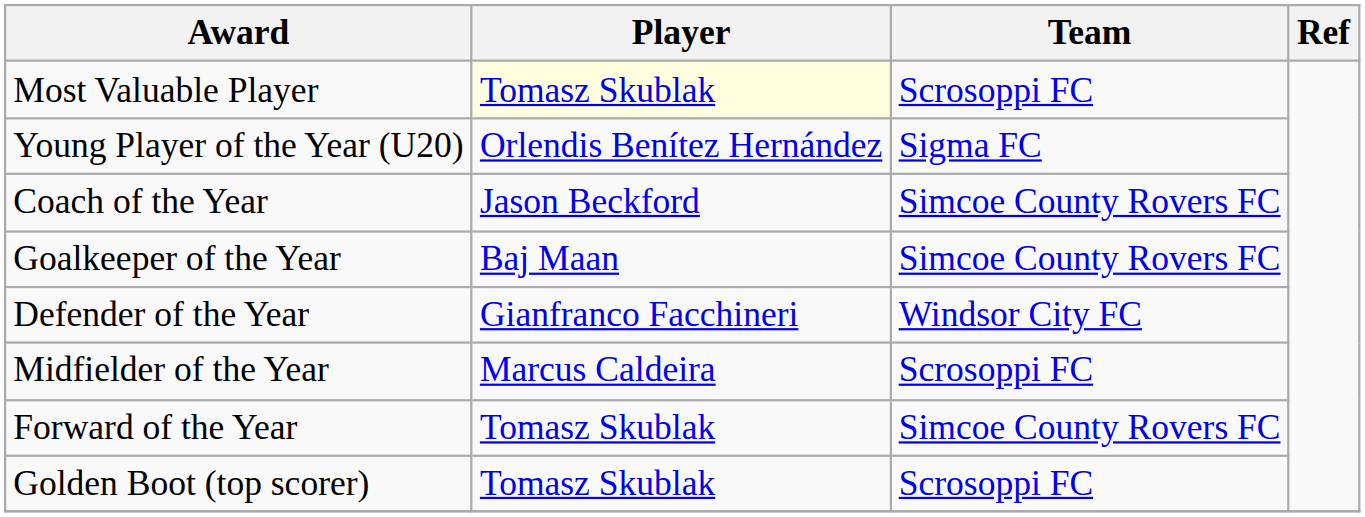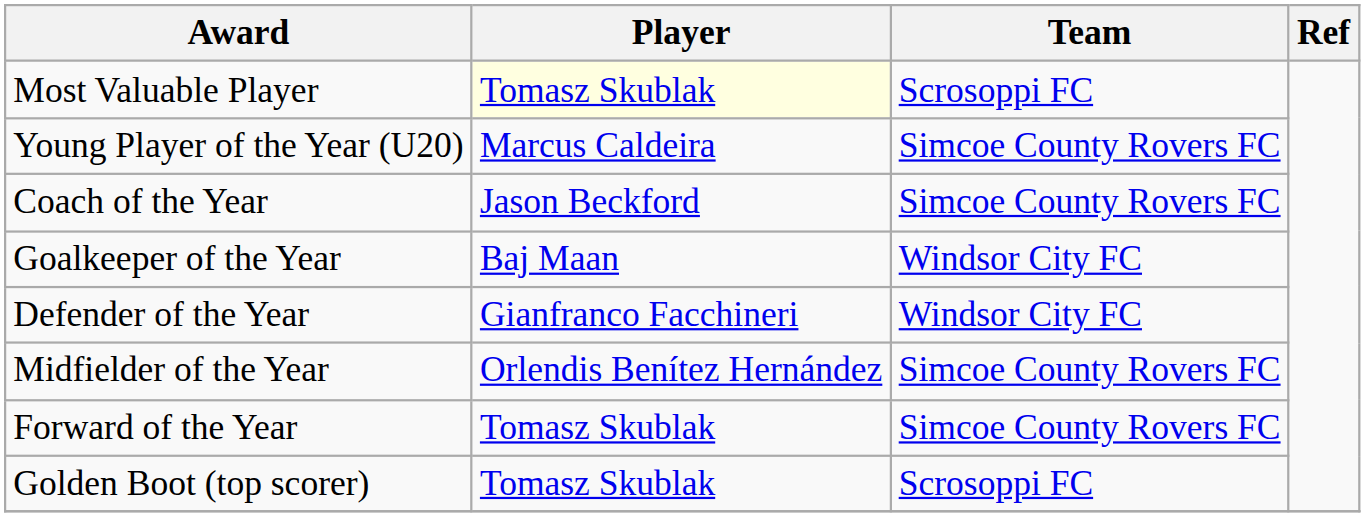(681, 145) Orlendis Benítez Hernández -> (598, 145) Marcus Caldeira
(970, 145) Sigma FC -> (1090, 145) Simcoe County Rovers FC
(1090, 257) Simcoe County Rovers FC -> (1020, 257) Windsor City FC
(598, 370) Marcus Caldeira -> (681, 370) Orlendis Benítez Hernández
(996, 370) Scrosoppi FC -> (1090, 370) Simcoe County Rovers FC
